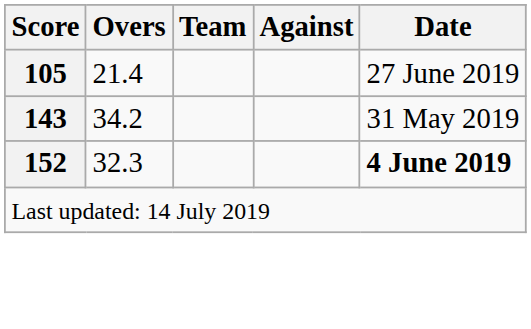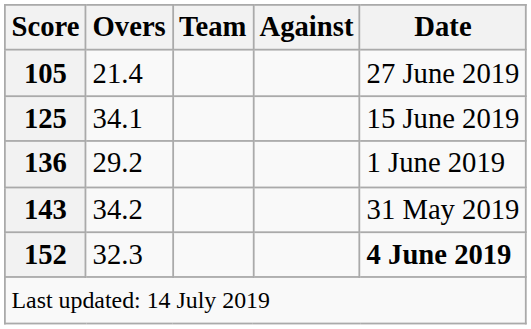+ row: (45, 118)
+ row: (45, 163)
